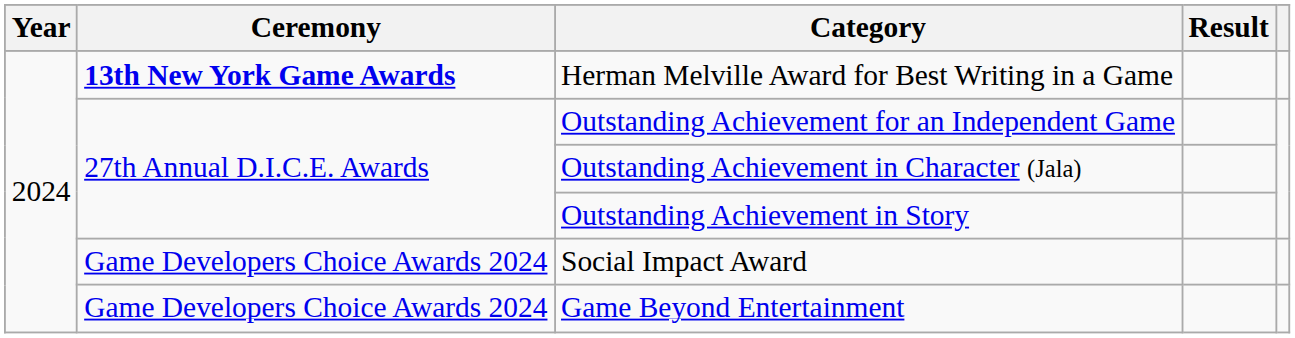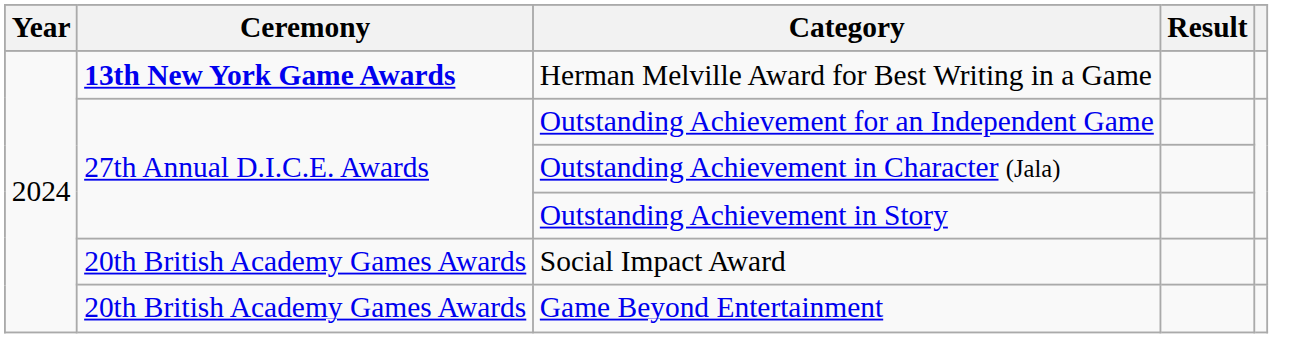(316, 261) Game Developers Choice Awards 2024 -> (305, 261) 20th British Academy Games Awards
(316, 307) Game Developers Choice Awards 2024 -> (305, 307) 20th British Academy Games Awards
